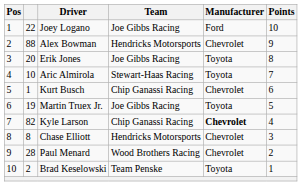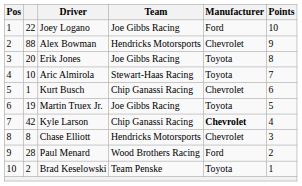(30, 121) 82 -> (30, 121) 42
(225, 152) Chevrolet -> (215, 152) Ford
